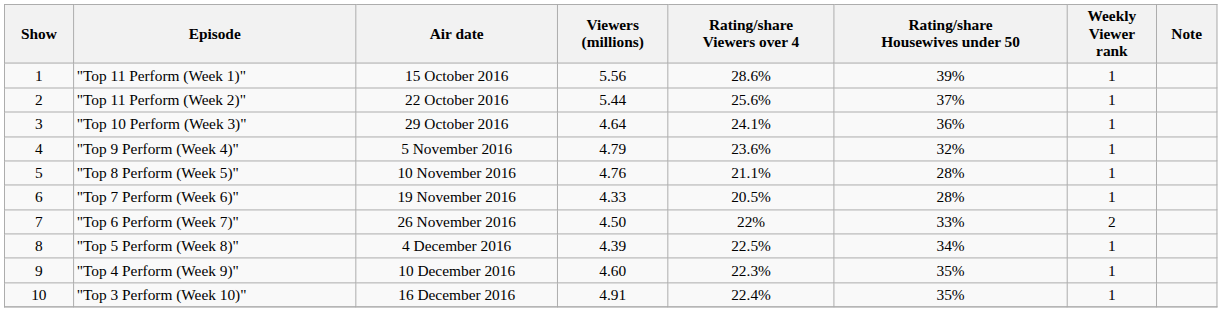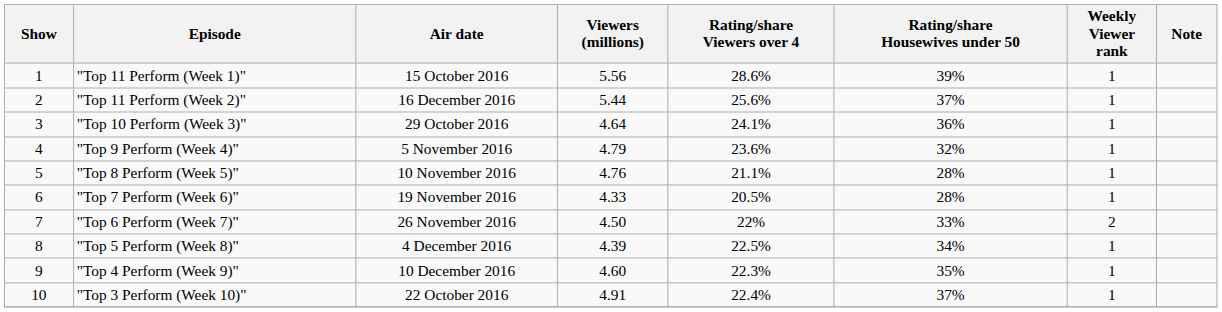(457, 99) 22 October 2016 -> (457, 99) 16 December 2016
(457, 294) 16 December 2016 -> (457, 294) 22 October 2016
(951, 294) 35% -> (951, 294) 37%
